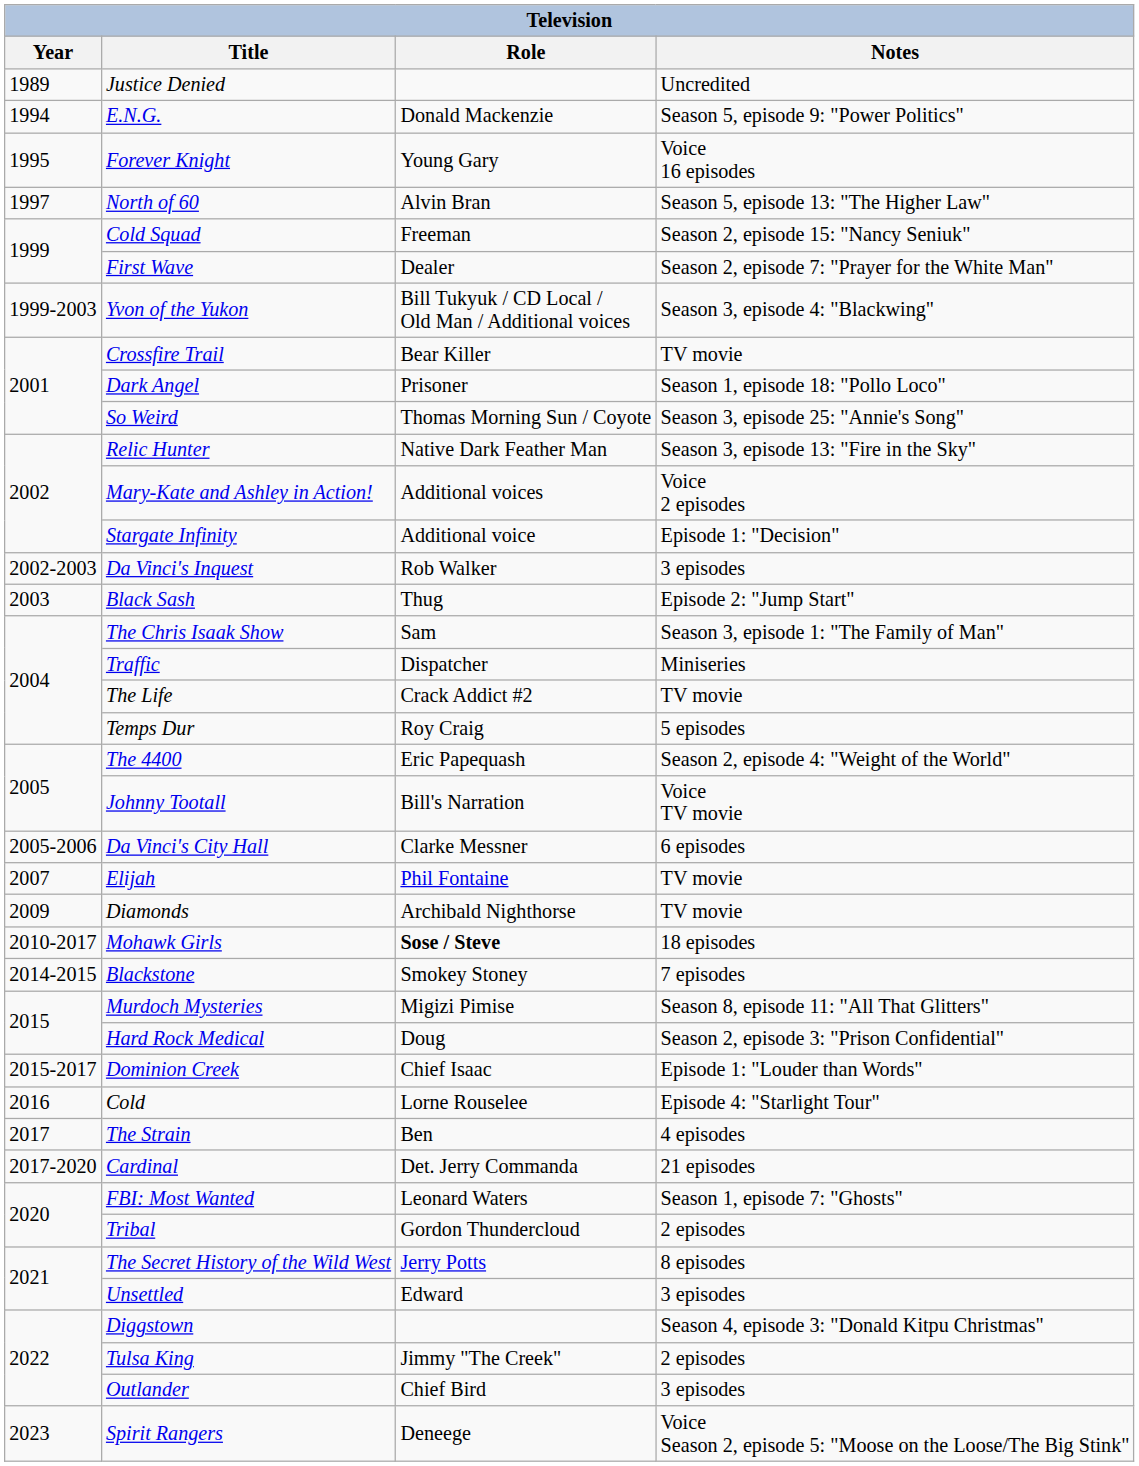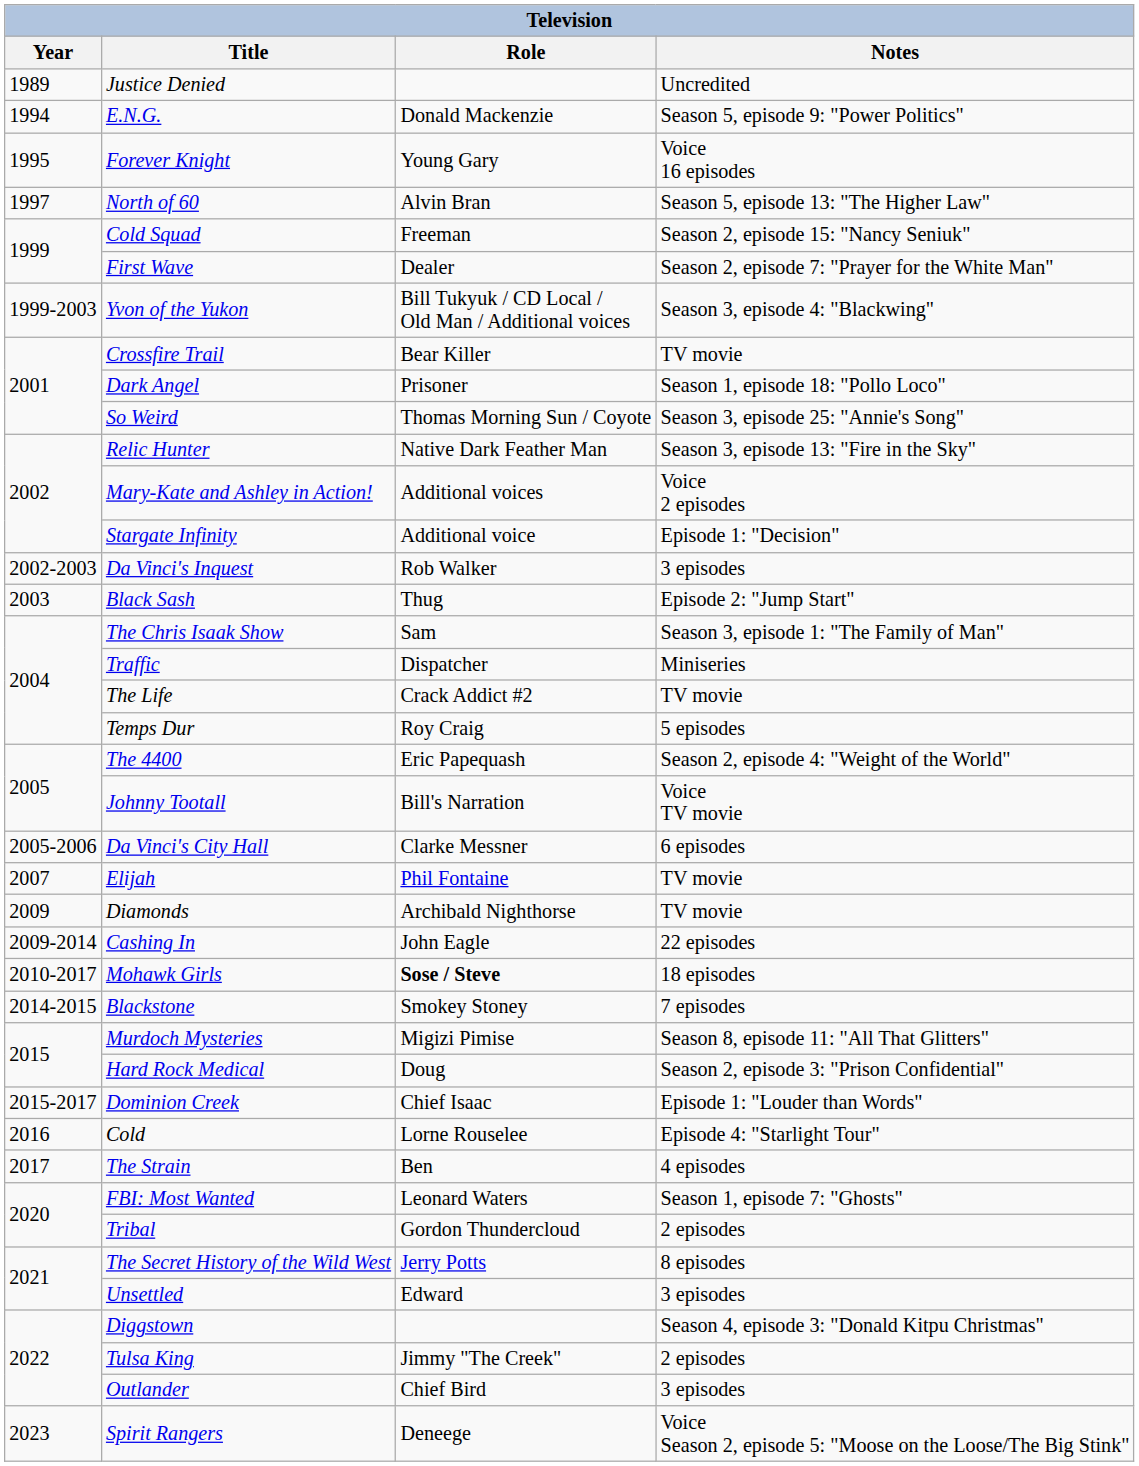+ row: (150, 942)
- row: (142, 1166)
